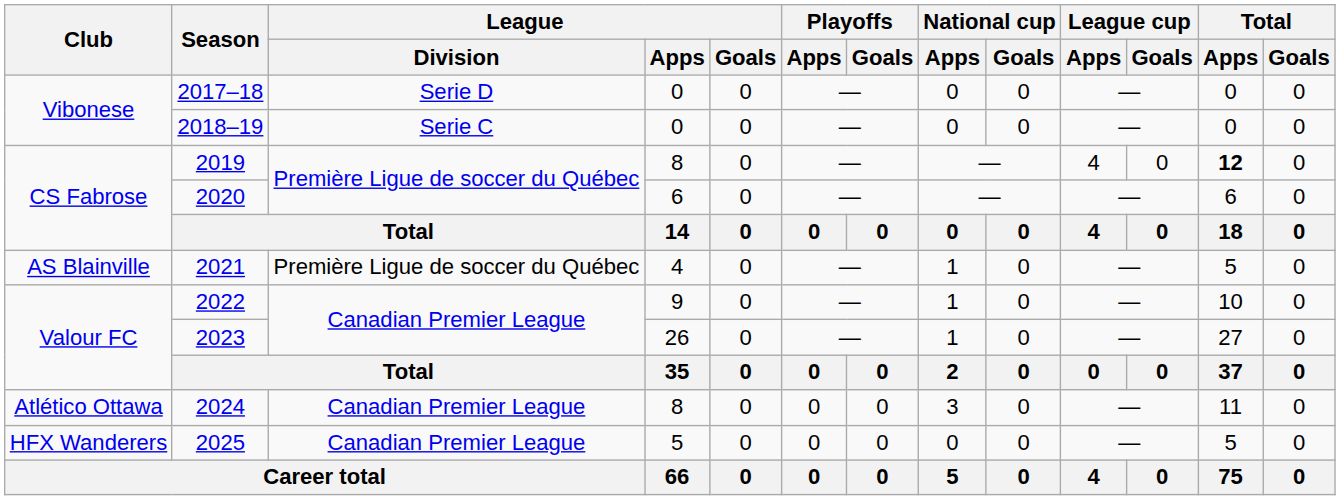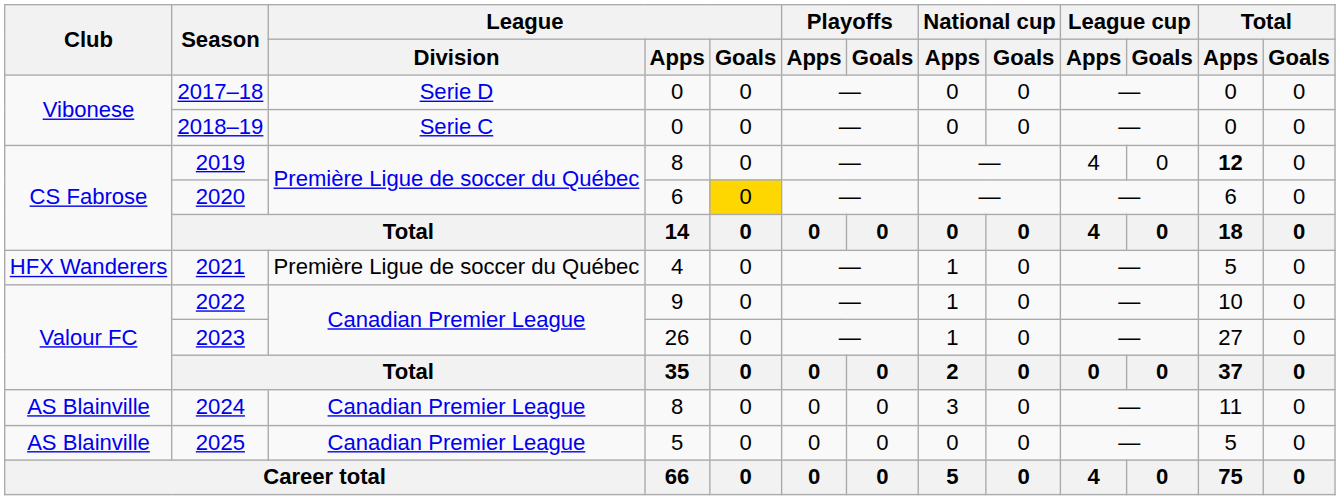(746, 197) no background -> (746, 197) gold background
(89, 267) AS Blainville -> (89, 267) HFX Wanderers
(89, 407) Atlético Ottawa -> (89, 407) AS Blainville
(89, 442) HFX Wanderers -> (89, 442) AS Blainville
